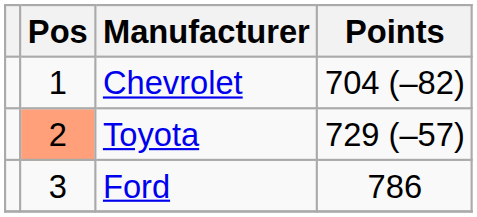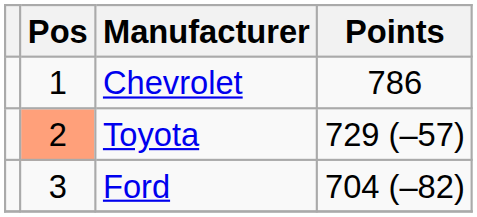(395, 83) 704 (–82) -> (395, 83) 786
(395, 186) 786 -> (395, 186) 704 (–82)
